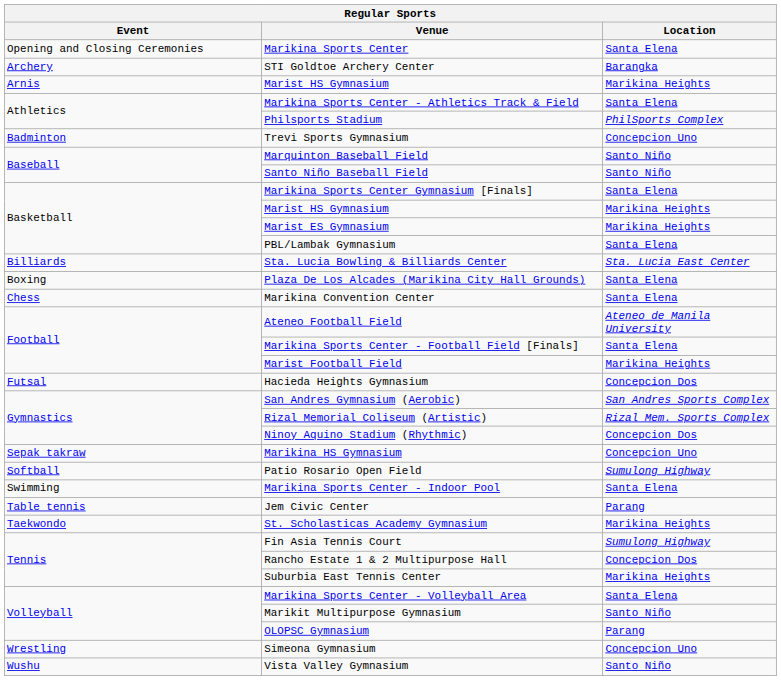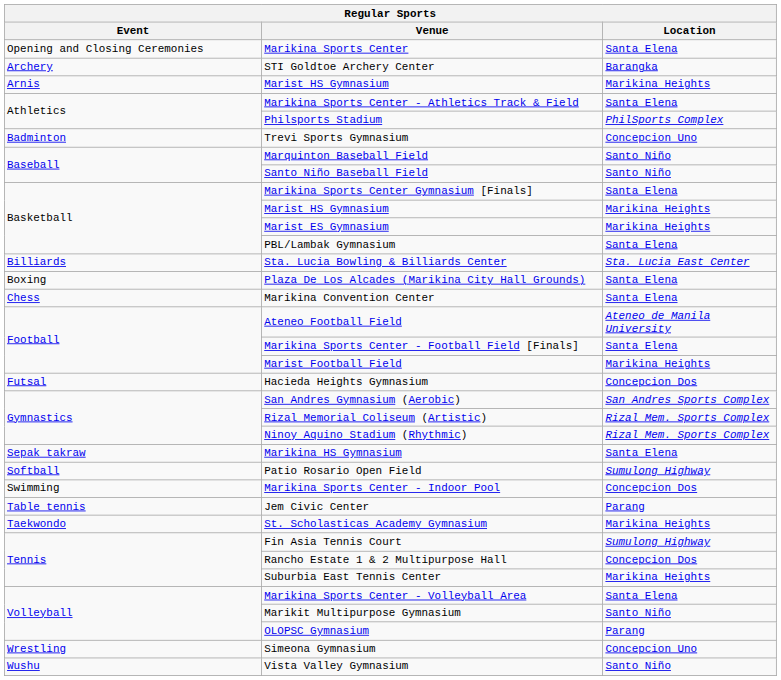(651, 435) Concepcion Dos -> (687, 435) Rizal Mem. Sports Complex
(651, 453) Concepcion Uno -> (641, 453) Santa Elena
(641, 489) Santa Elena -> (651, 489) Concepcion Dos
